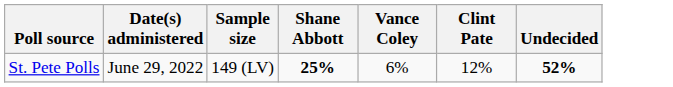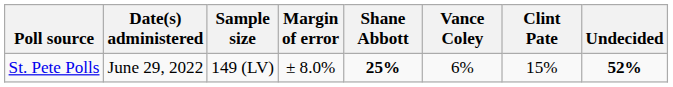+ column: (311, 29)
(477, 67) 12% -> (542, 67) 15%
